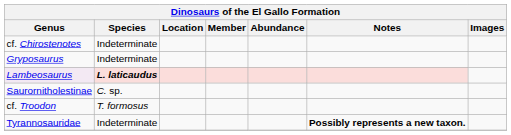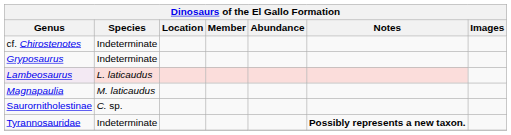(127, 75) bold -> (125, 75) normal
+ row: (35, 91)
- row: (31, 106)
